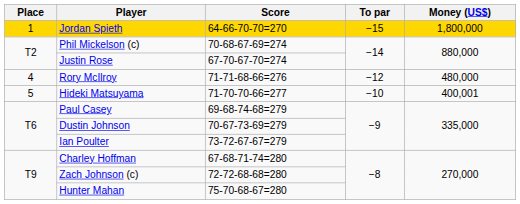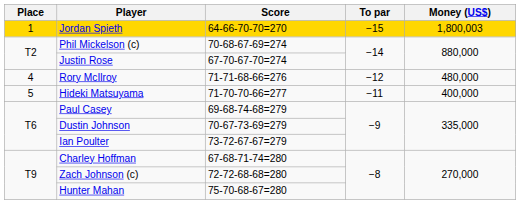(460, 28) 1,800,000 -> (460, 28) 1,800,003
(375, 93) −10 -> (375, 93) −11
(460, 93) 400,001 -> (460, 93) 400,000
